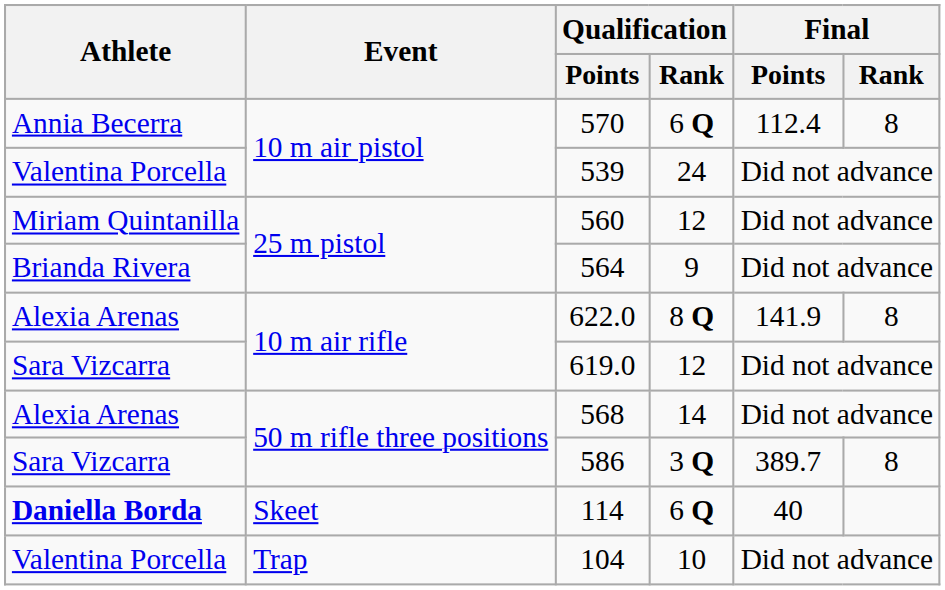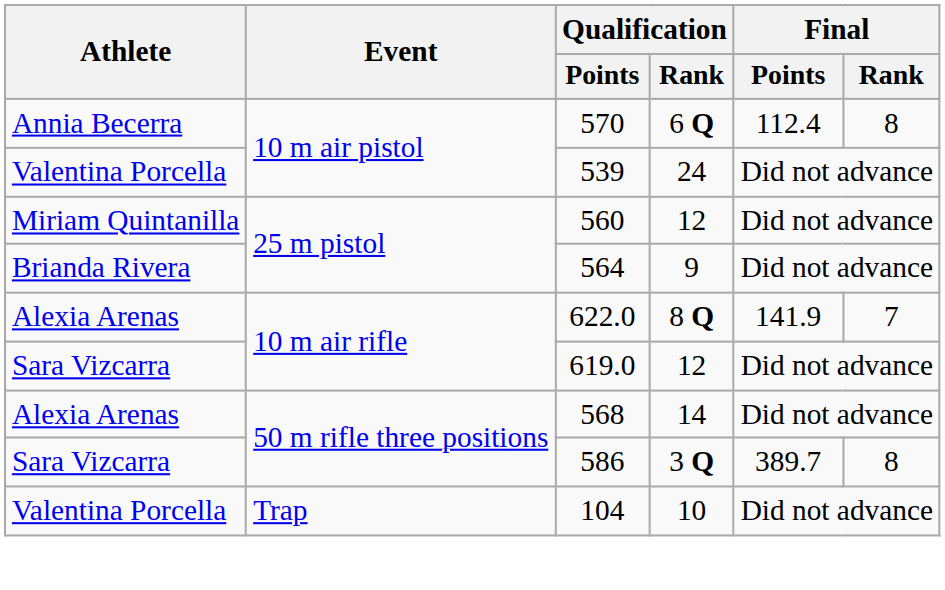(891, 317) 8 -> (891, 317) 7
- row: (602, 511)
